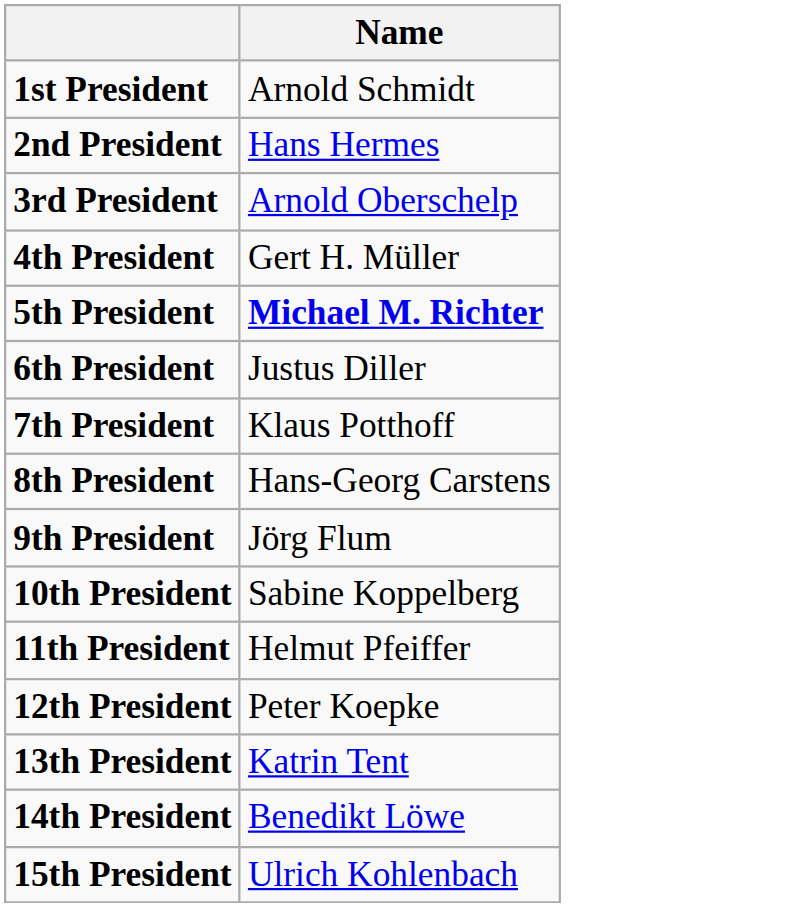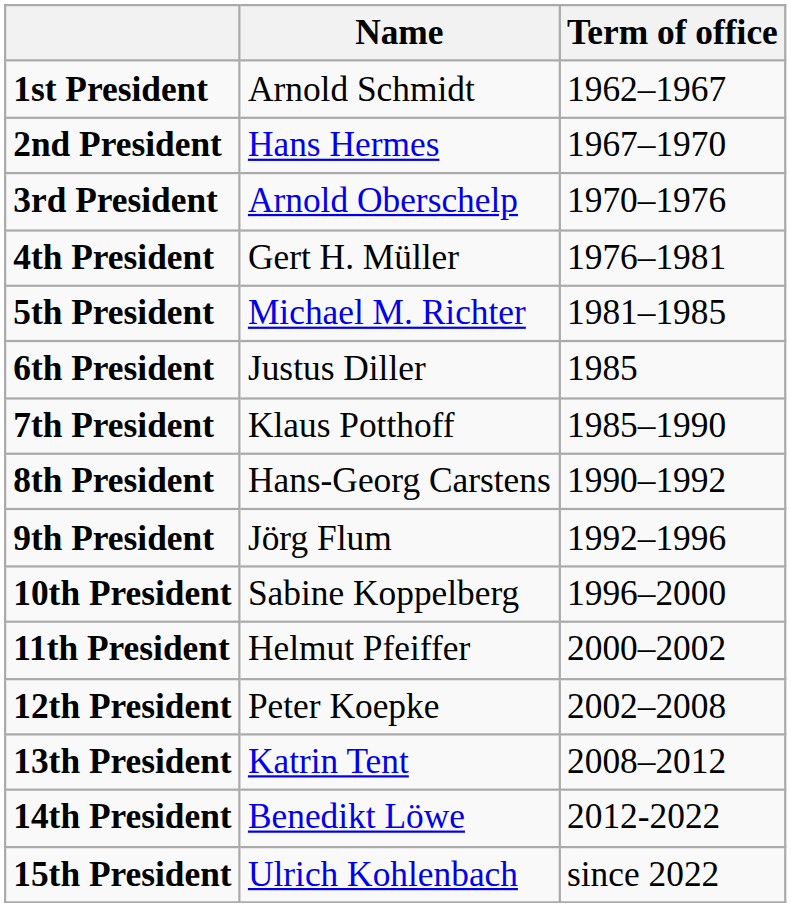+ column: (672, 32)
(396, 312) bold -> (387, 312) normal
